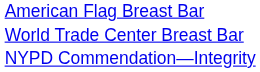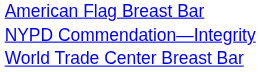rows swapped: (124, 35) <-> (130, 58)
